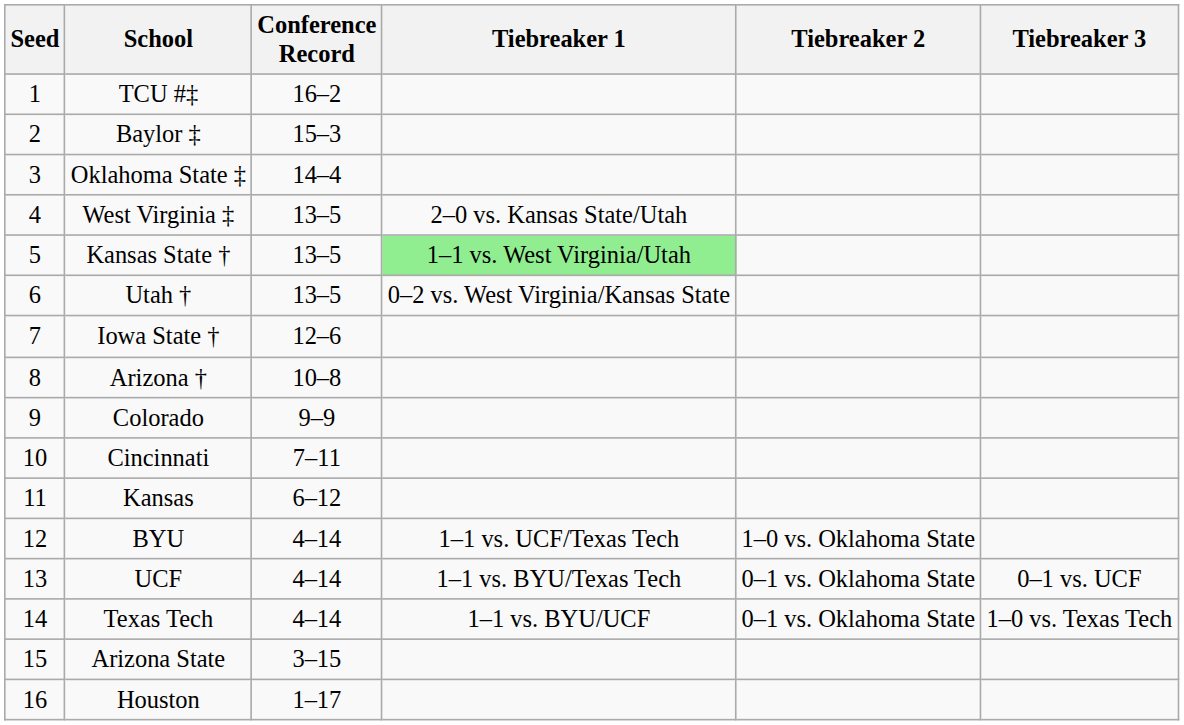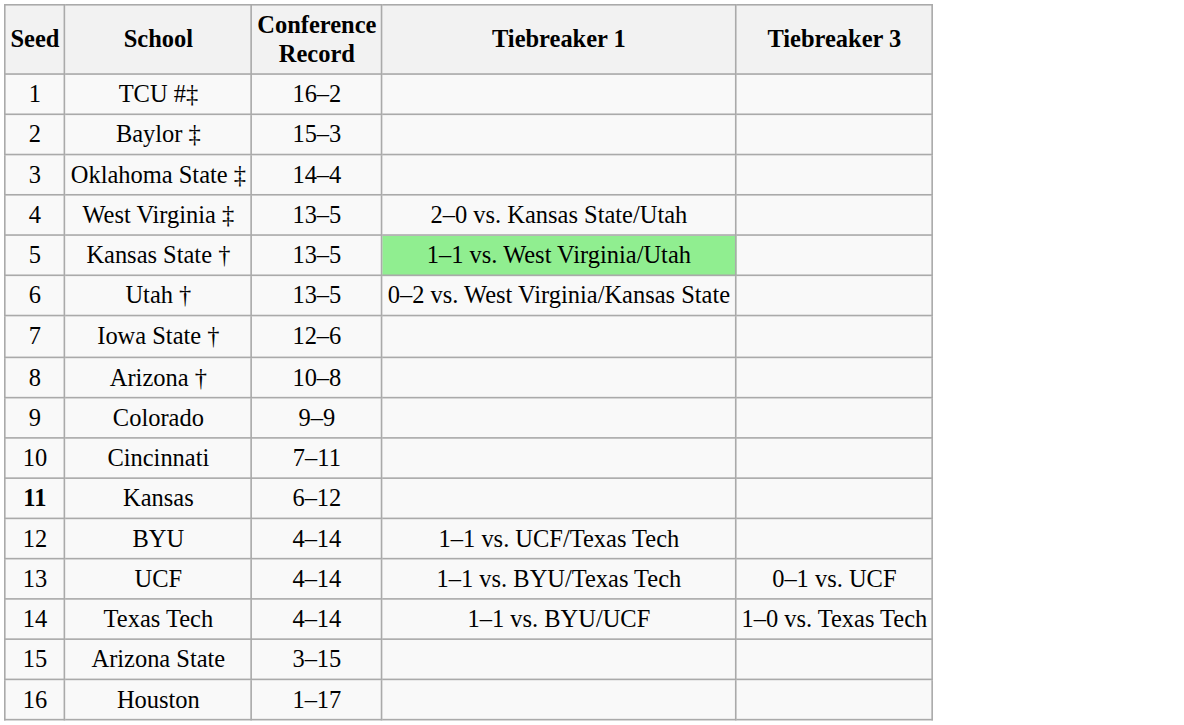- column: (858, 39)
(35, 497) normal -> (35, 497) bold
